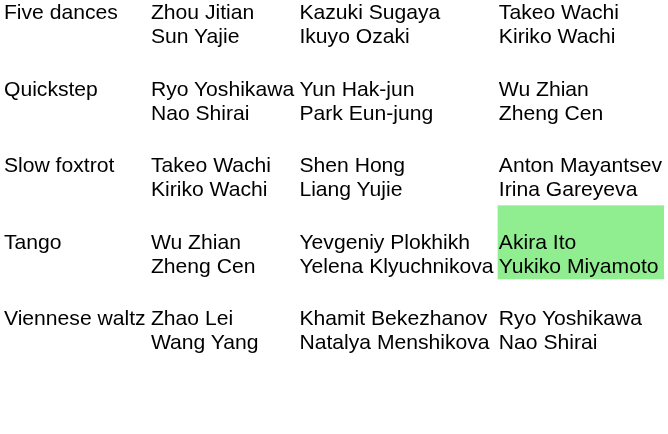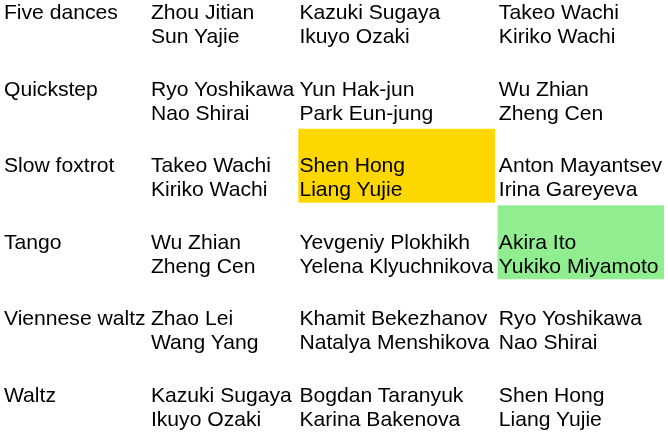(352, 177) no background -> (352, 177) gold background
+ row: (30, 395)
